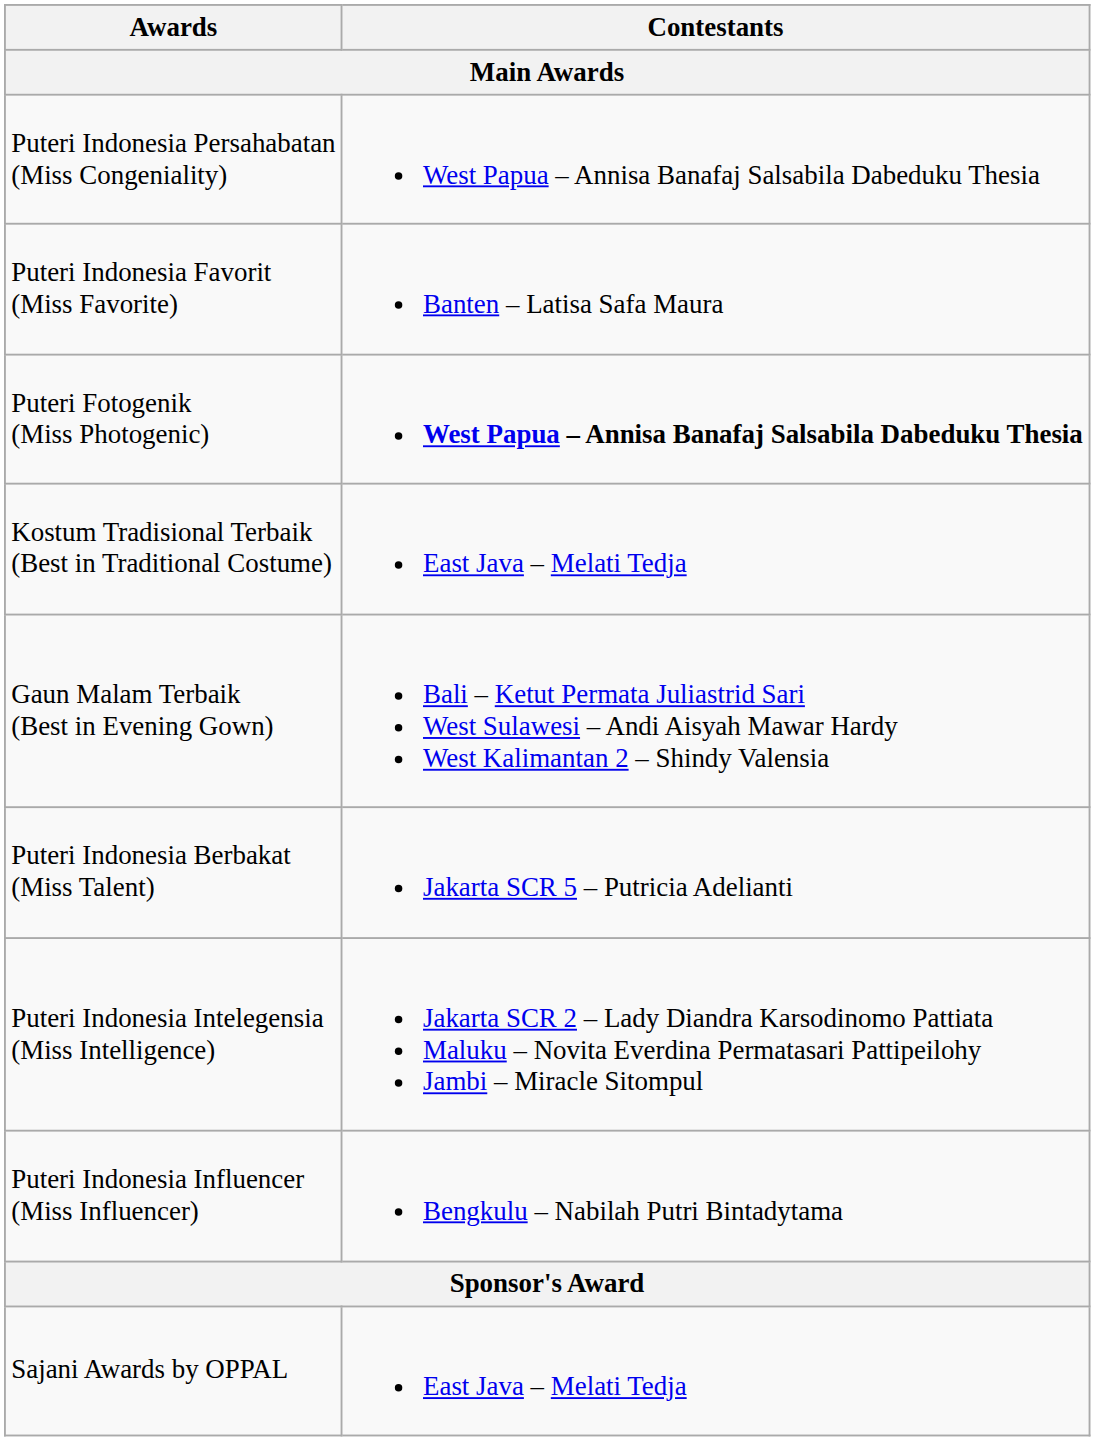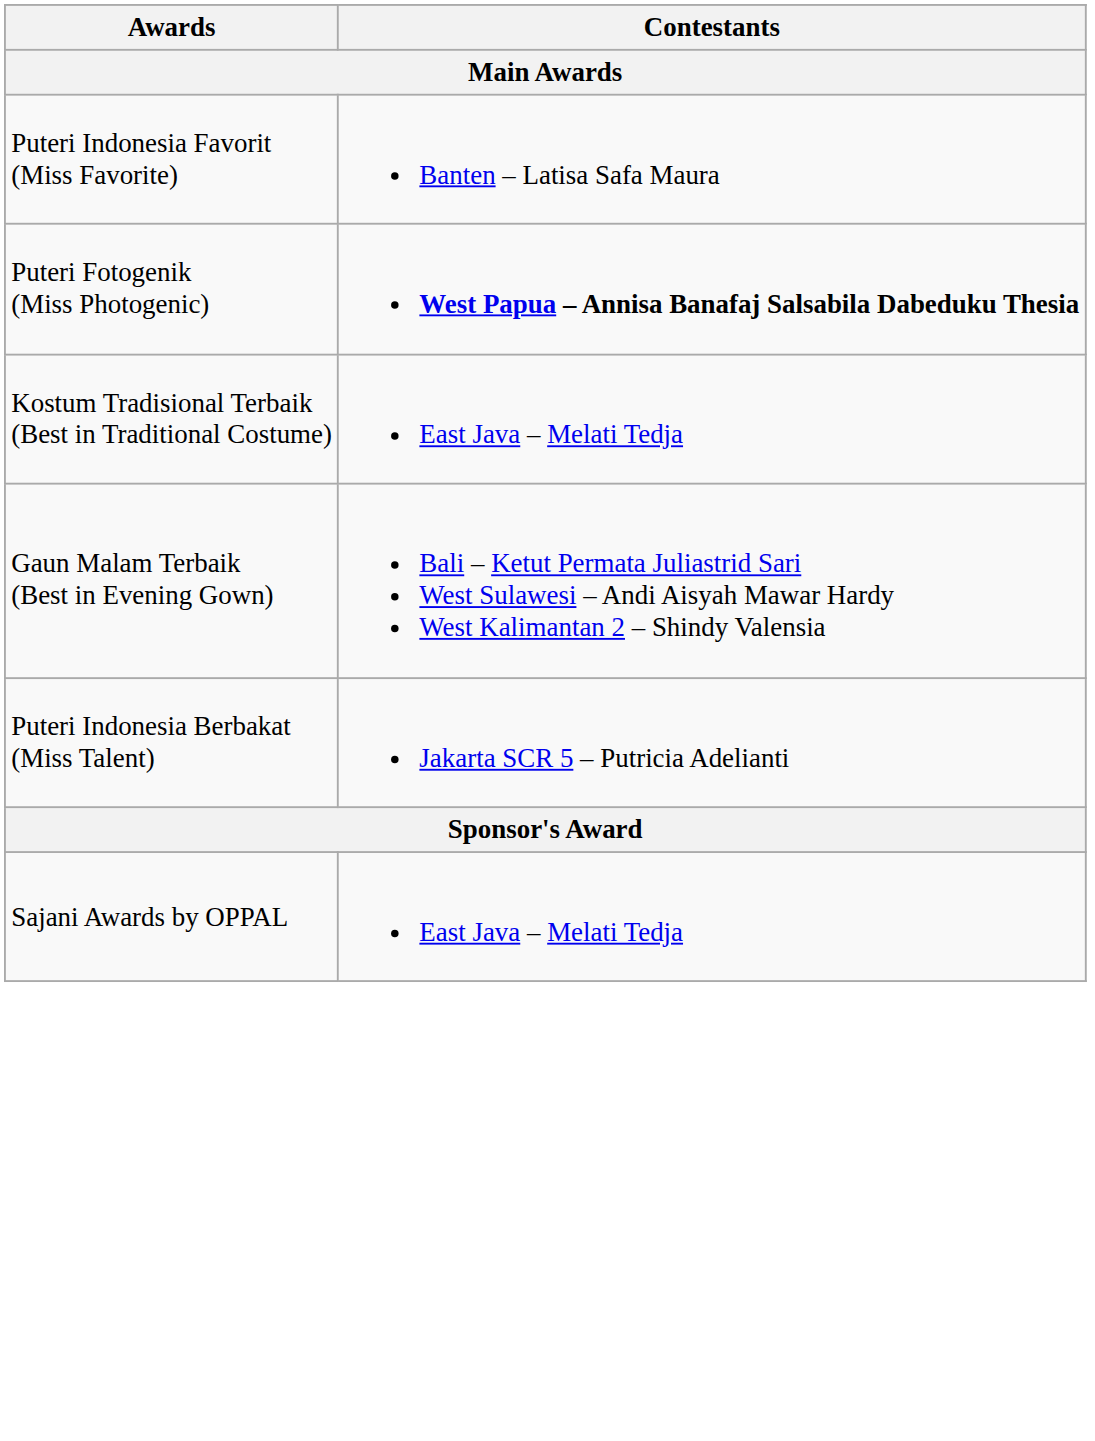- row: (173, 158)
- row: (167, 1034)
- row: (158, 1196)
